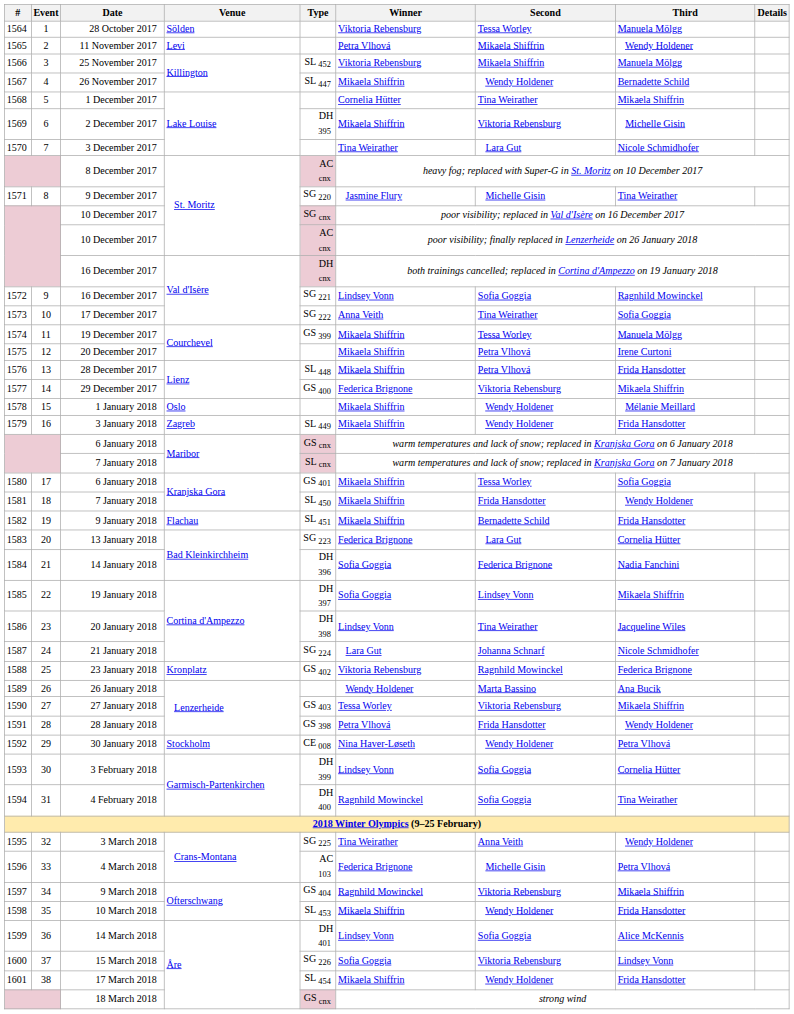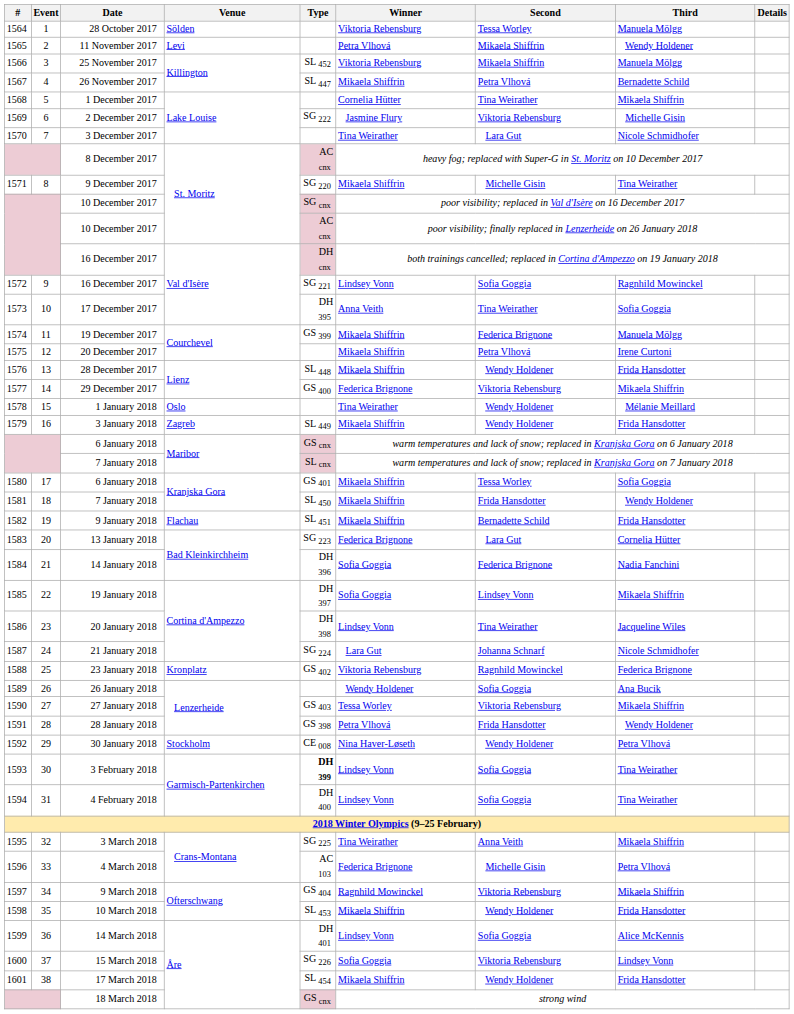(516, 82) Wendy Holdener -> (504, 82) Petra Vlhová
(326, 123) DH 395 -> (318, 117) SG 222
(371, 123) Mikaela Shiffrin -> (370, 117) Jasmine Flury
(370, 195) Jasmine Flury -> (371, 184) Mikaela Shiffrin
(318, 314) SG 222 -> (326, 308) DH 395
(505, 334) Tessa Worley -> (515, 334) Federica Brignone
(504, 369) Petra Vlhová -> (516, 369) Wendy Holdener
(371, 406) Mikaela Shiffrin -> (368, 406) Tina Weirather
(507, 688) Marta Bassino -> (504, 688) Sofia Goggia
(326, 769) normal -> (326, 769) bold
(649, 769) Cornelia Hütter -> (648, 769) Tina Weirather
(381, 800) Ragnhild Mowinckel -> (366, 800) Lindsey Vonn
(655, 841) Wendy Holdener -> (651, 841) Mikaela Shiffrin
